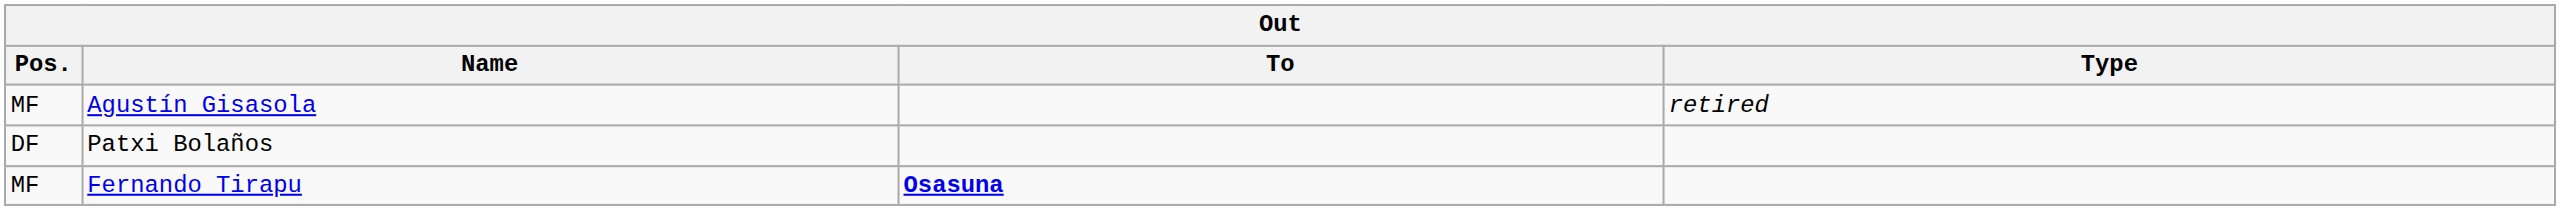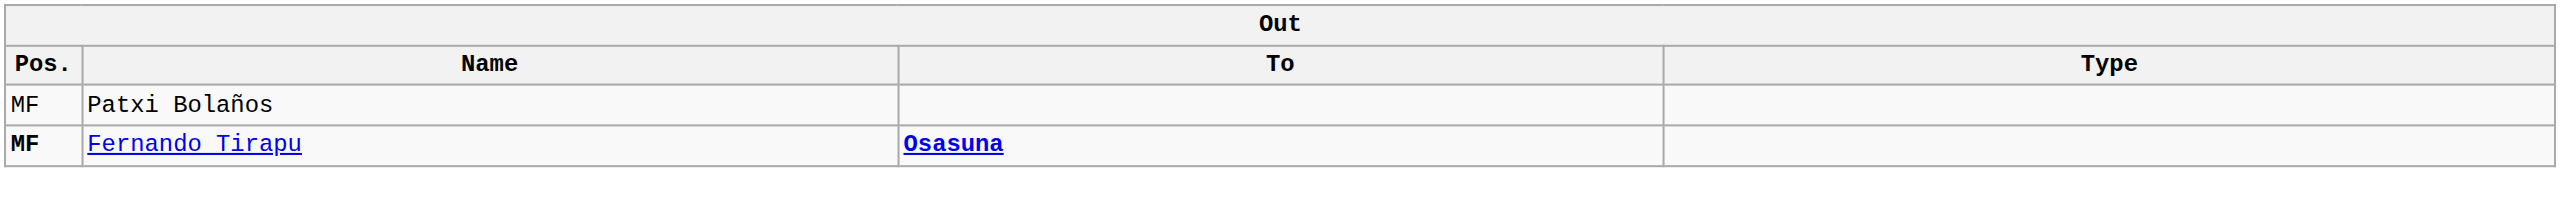- row: (202, 105)
(25, 145) DF -> (25, 105) MF
(25, 185) normal -> (25, 145) bold
